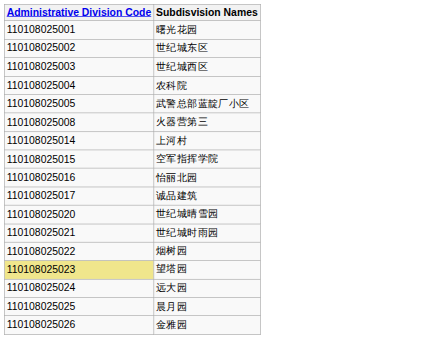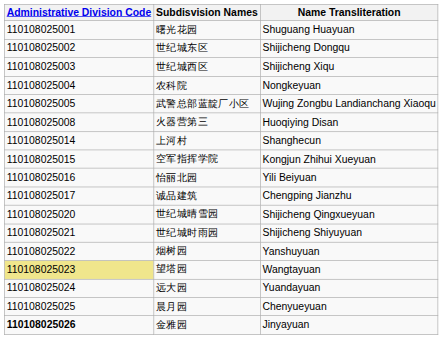+ column: (349, 12)
(41, 325) normal -> (41, 325) bold
